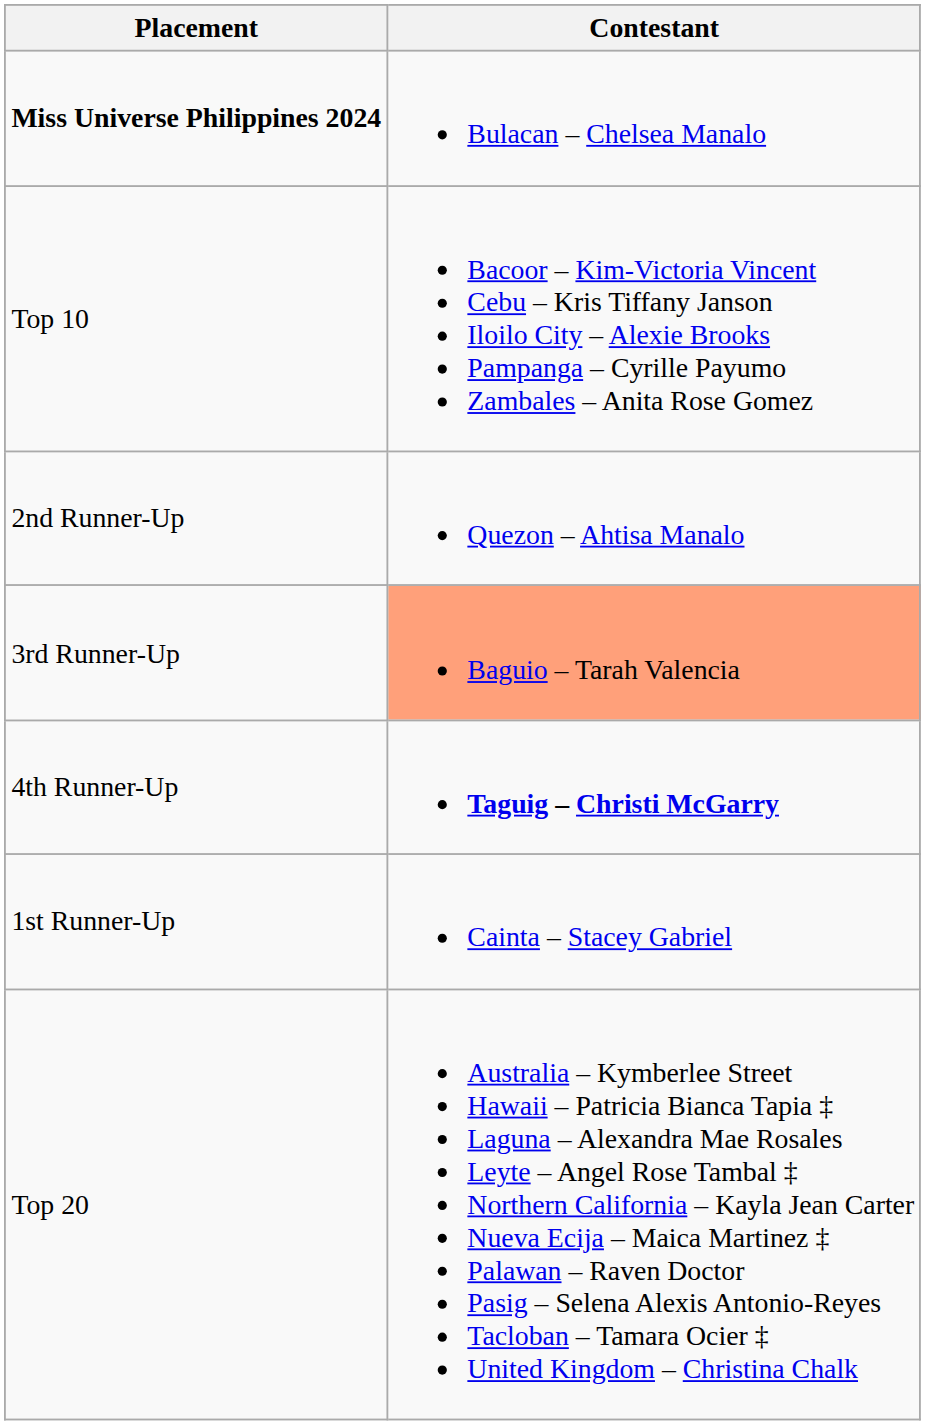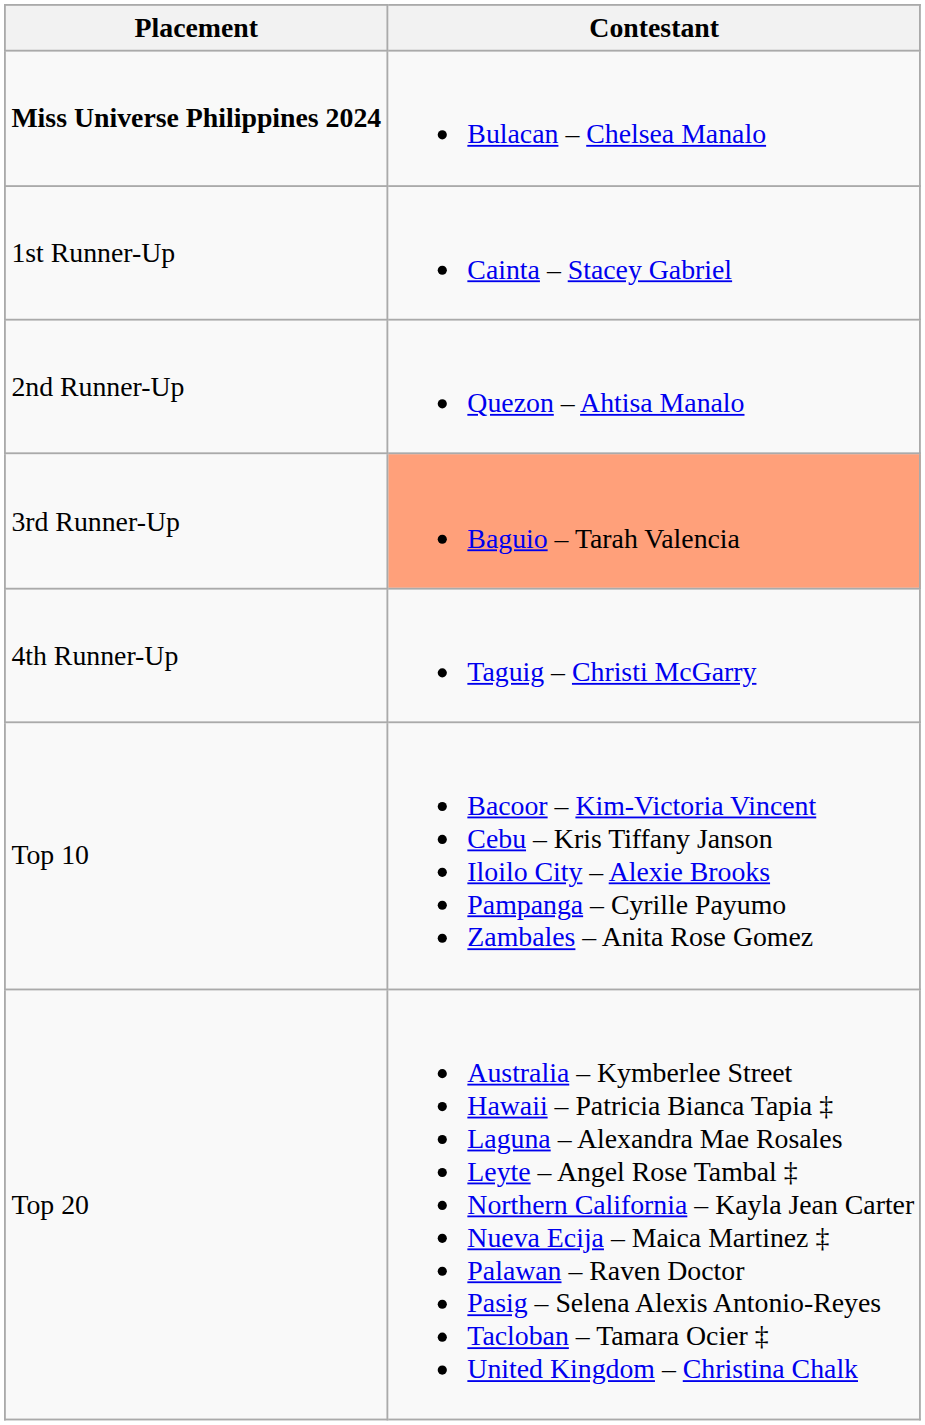rows swapped: (93, 921) <-> (50, 318)
(654, 804) bold -> (654, 672) normal
